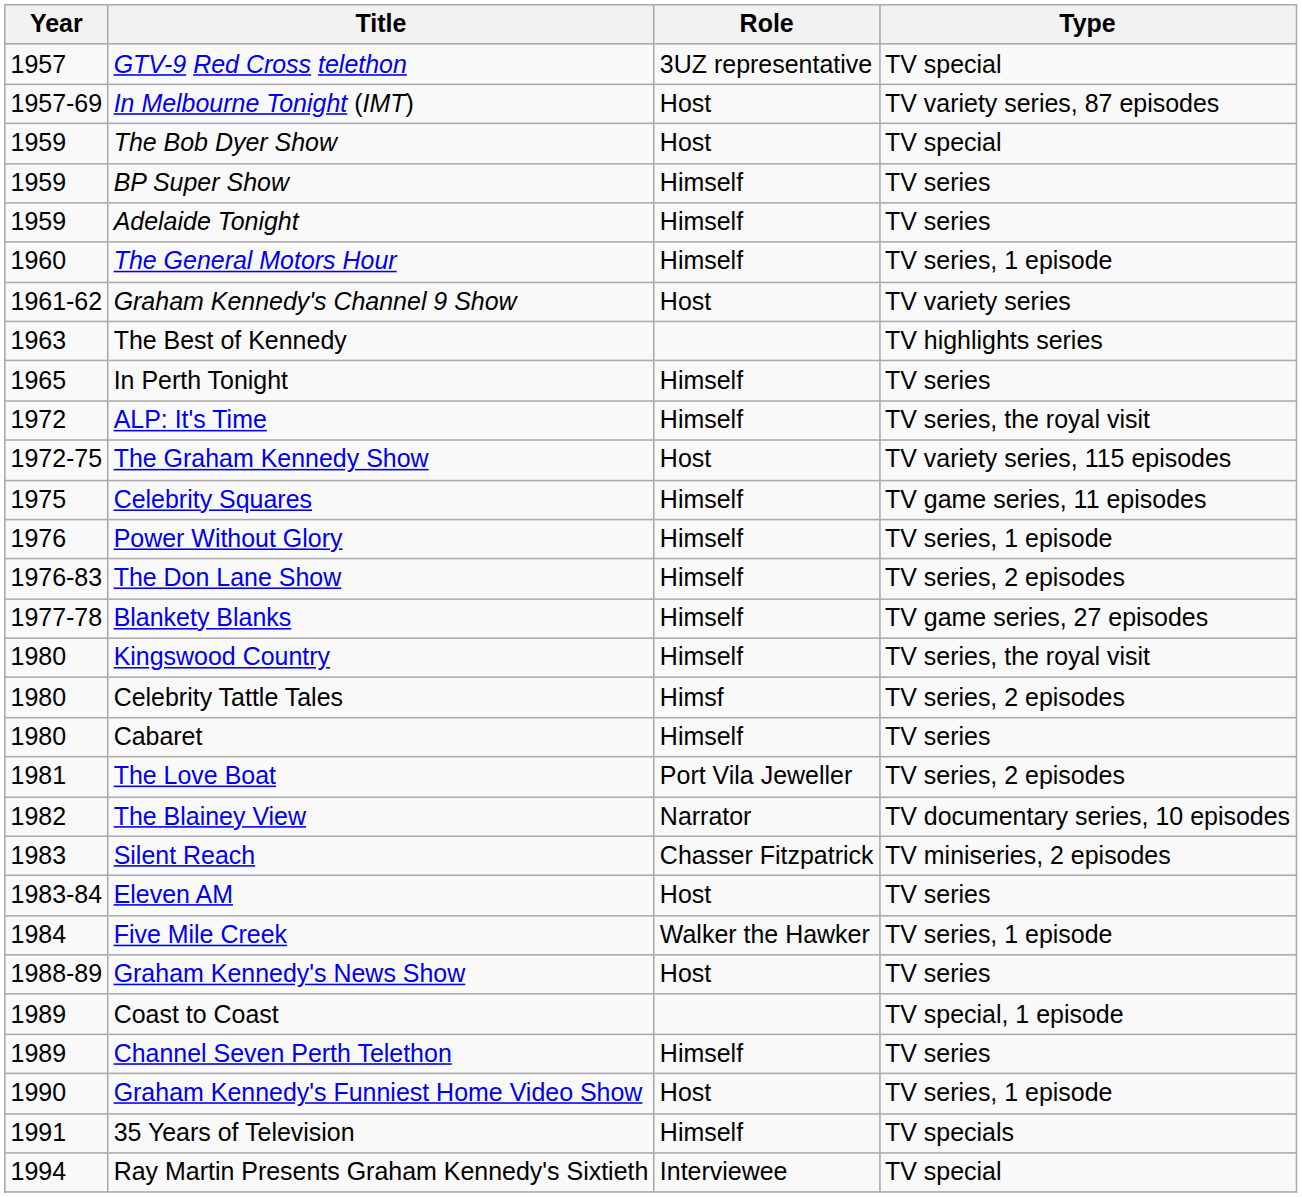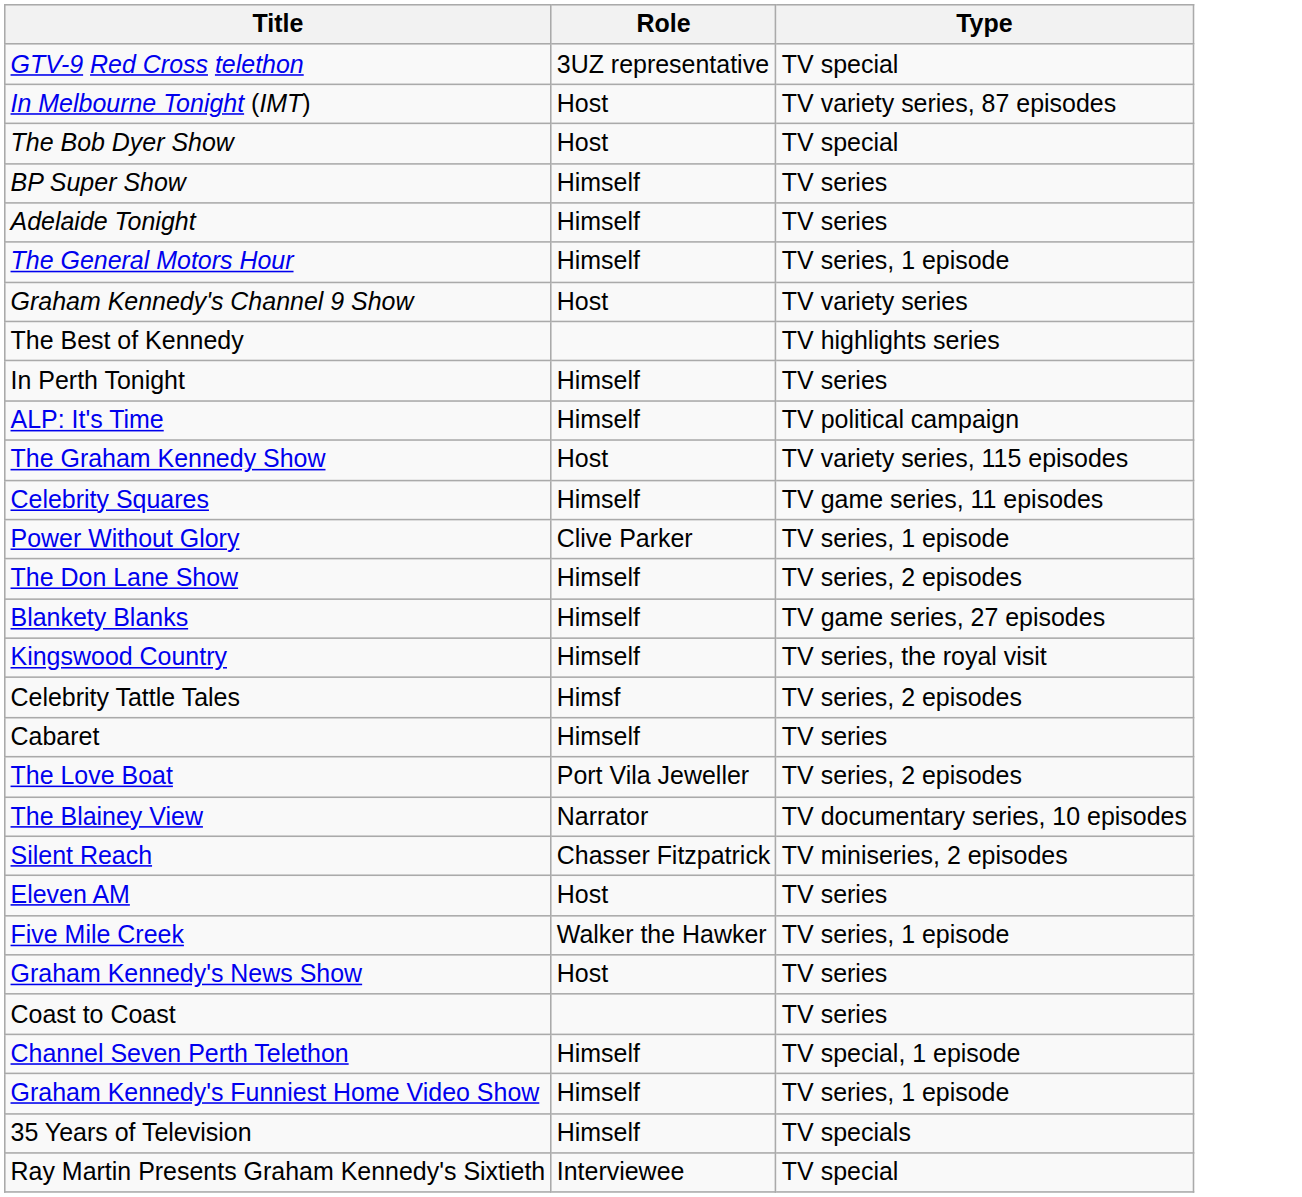- column: (56, 24)
(1017, 420) TV series, the royal visit -> (900, 420) TV political campaign
(701, 538) Himself -> (625, 538) Clive Parker
(1004, 1013) TV special, 1 episode -> (835, 1013) TV series
(938, 1053) TV series -> (901, 1053) TV special, 1 episode
(686, 1093) Host -> (598, 1093) Himself
